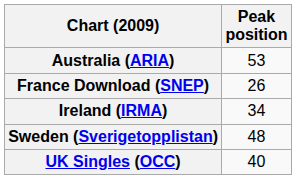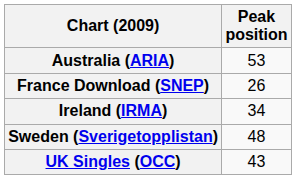(256, 162) 40 -> (256, 162) 43
